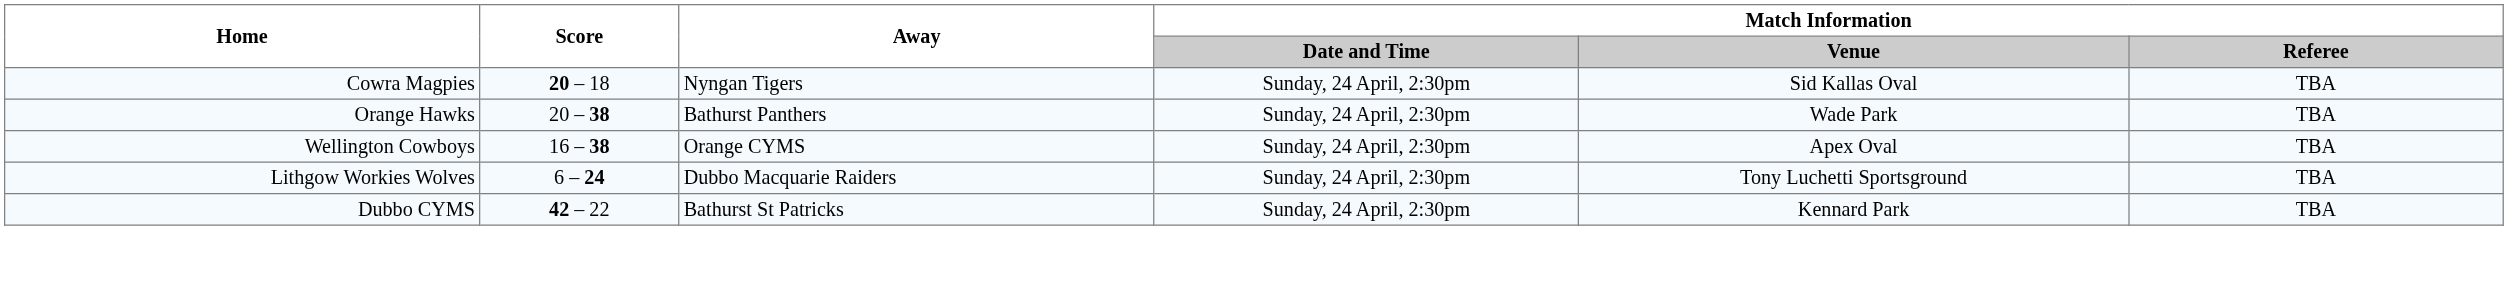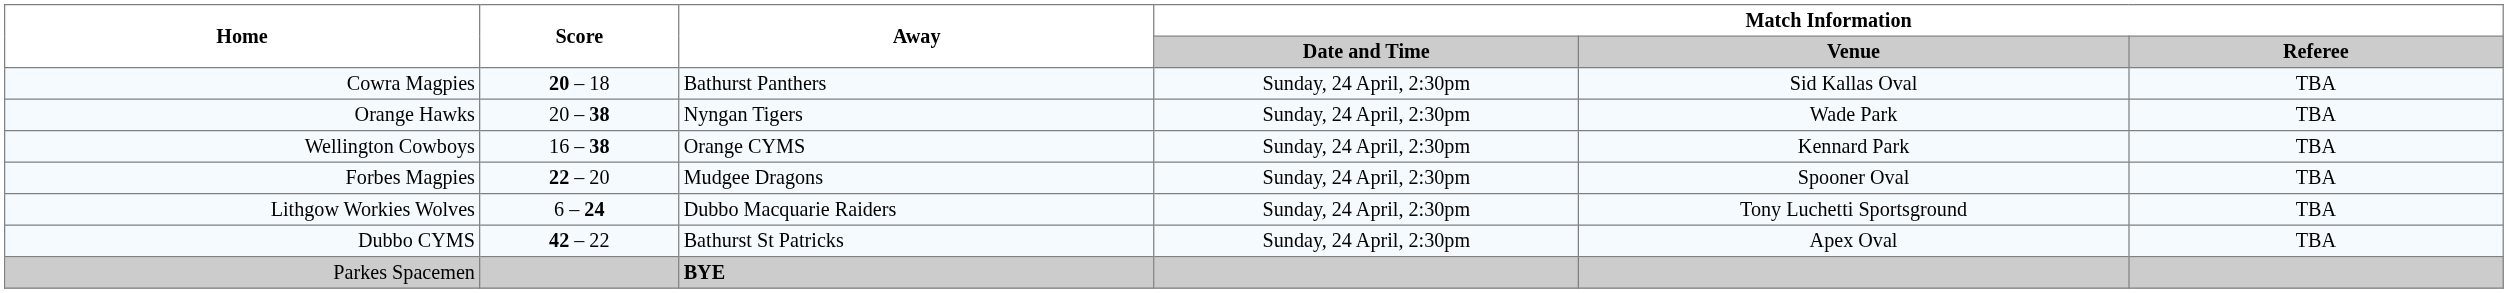(743, 83) Nyngan Tigers -> (755, 83) Bathurst Panthers
(755, 114) Bathurst Panthers -> (743, 114) Nyngan Tigers
(1854, 146) Apex Oval -> (1854, 146) Kennard Park
+ row: (410, 177)
(1854, 209) Kennard Park -> (1854, 240) Apex Oval
+ row: (404, 272)
